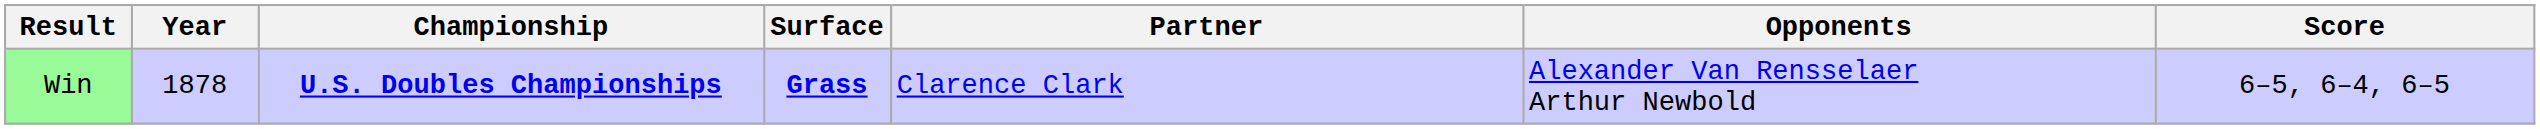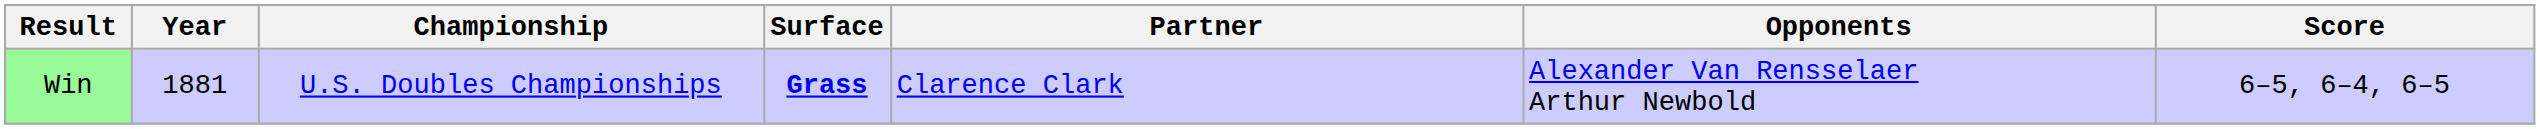(195, 87) 1878 -> (195, 87) 1881
(511, 87) bold -> (511, 87) normal
